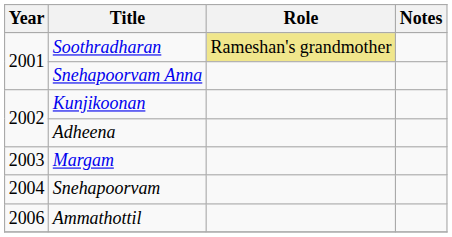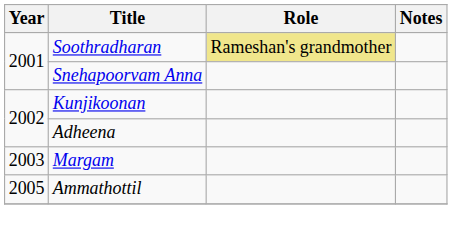- row: (107, 189)
(27, 217) 2006 -> (27, 189) 2005
